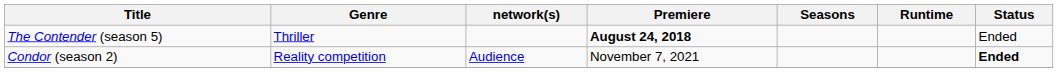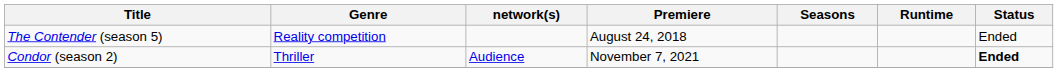(294, 36) Thriller -> (330, 36) Reality competition
(640, 36) bold -> (638, 36) normal
(330, 57) Reality competition -> (294, 57) Thriller
